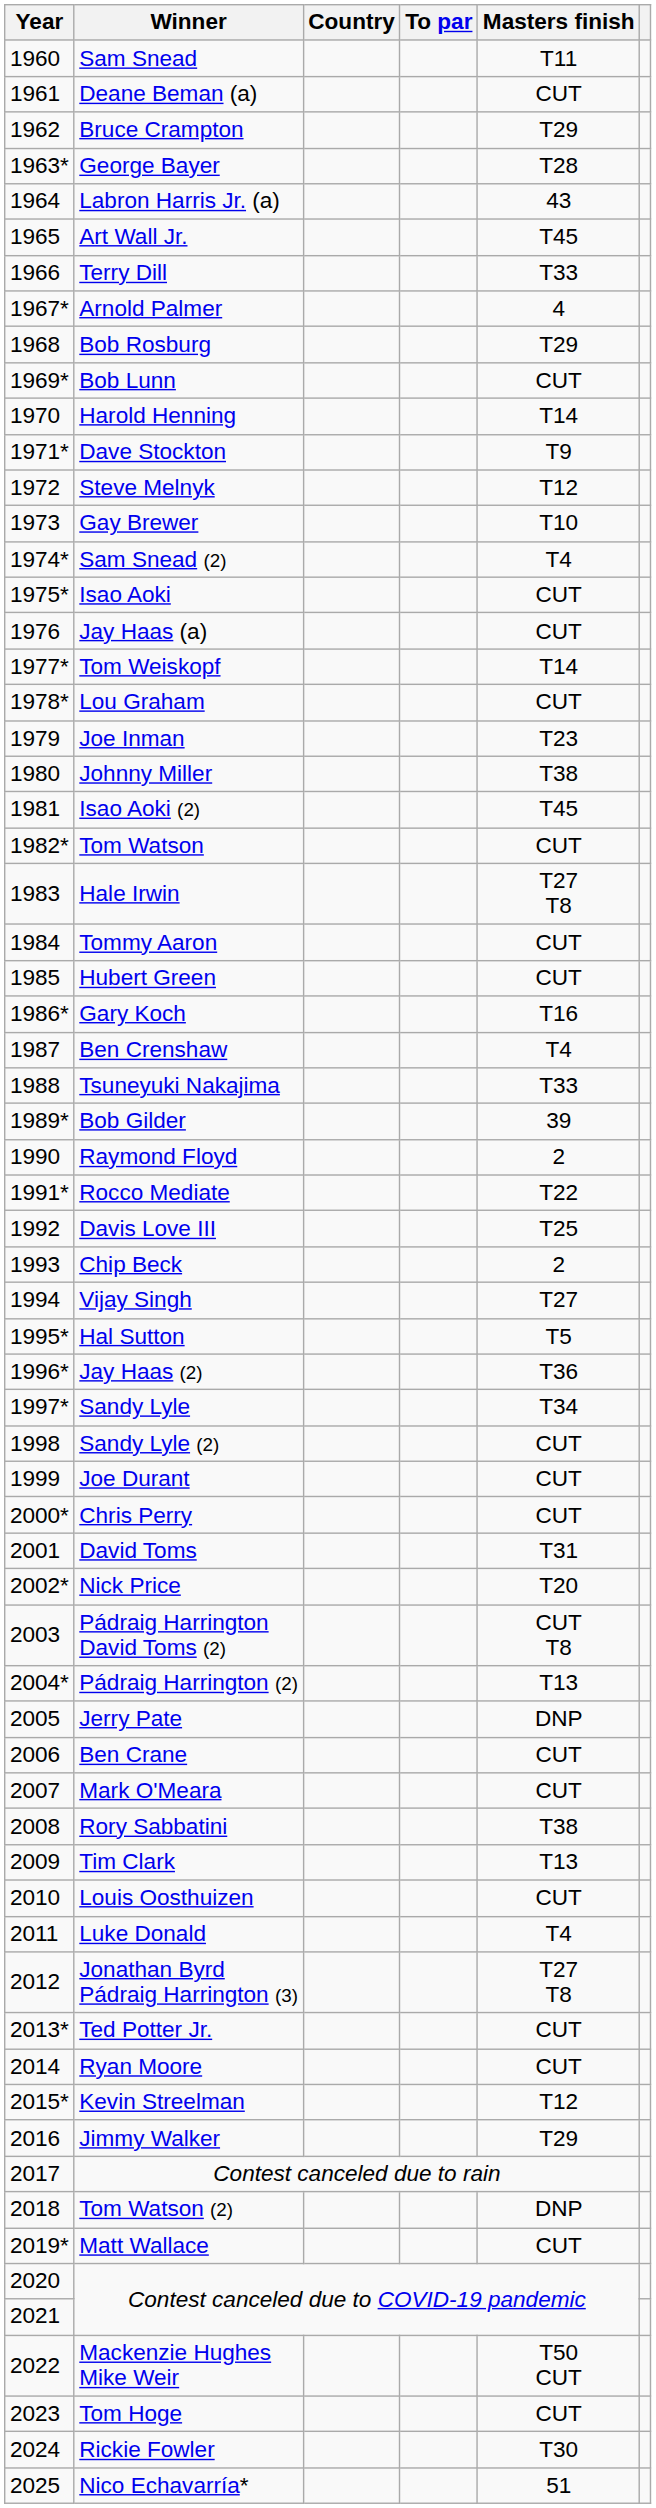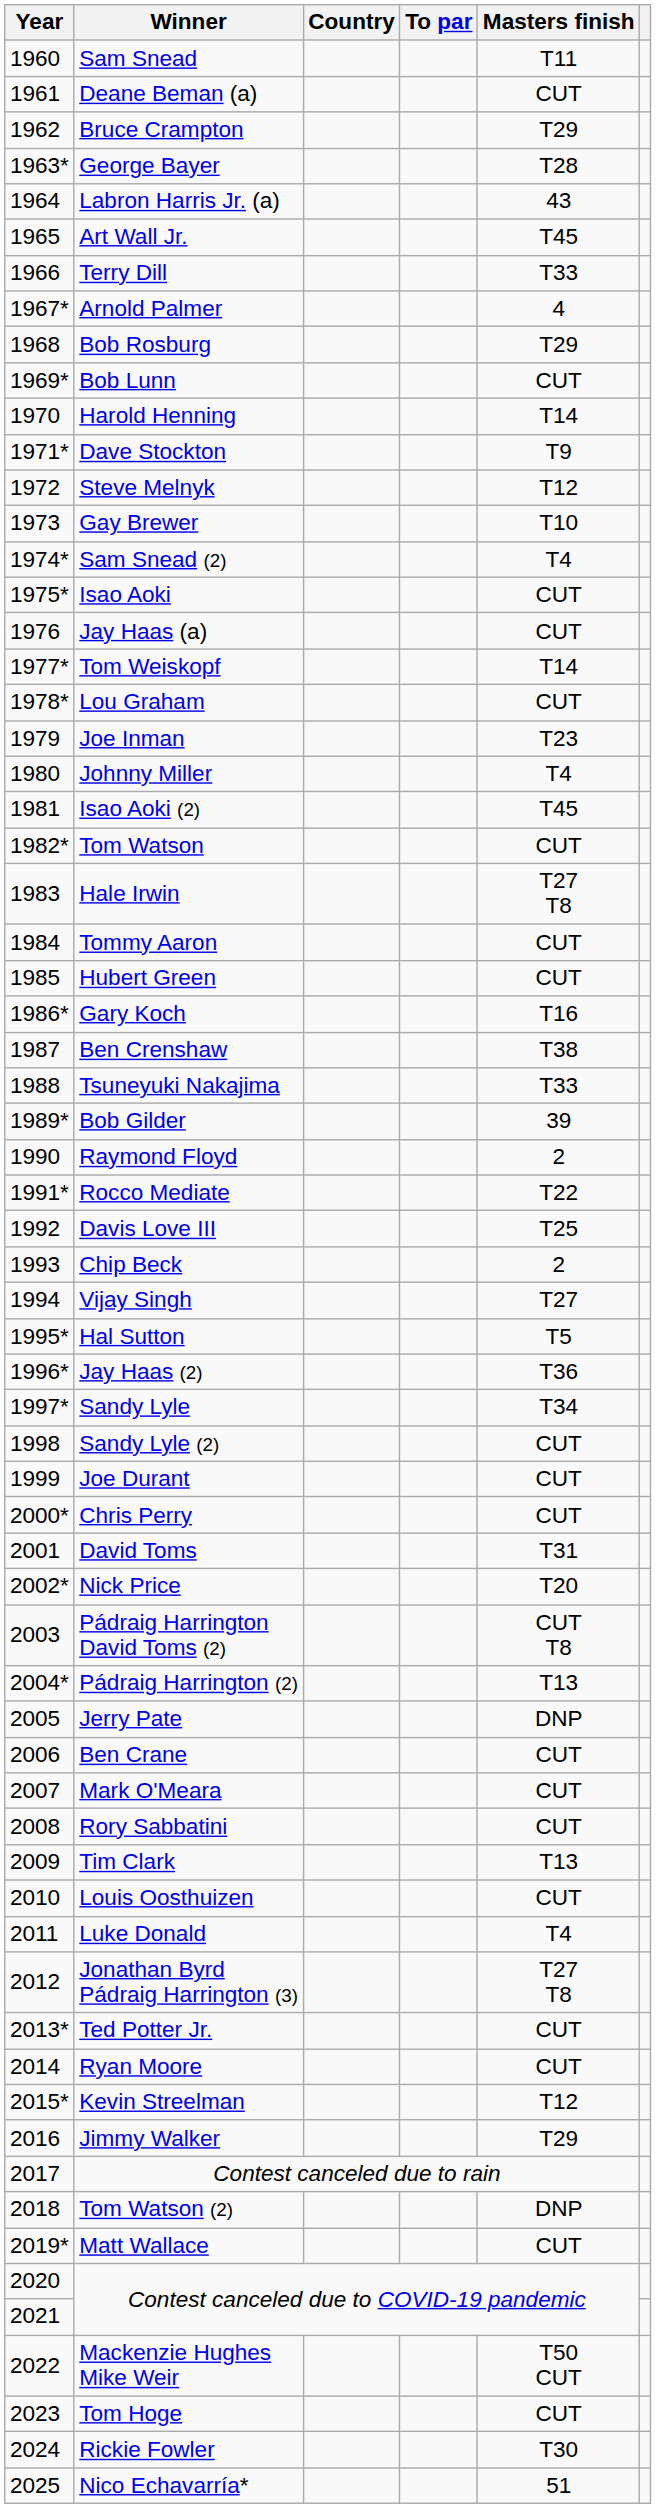(559, 773) T38 -> (559, 773) T4
(559, 1049) T4 -> (559, 1049) T38
(559, 1826) T38 -> (559, 1826) CUT
